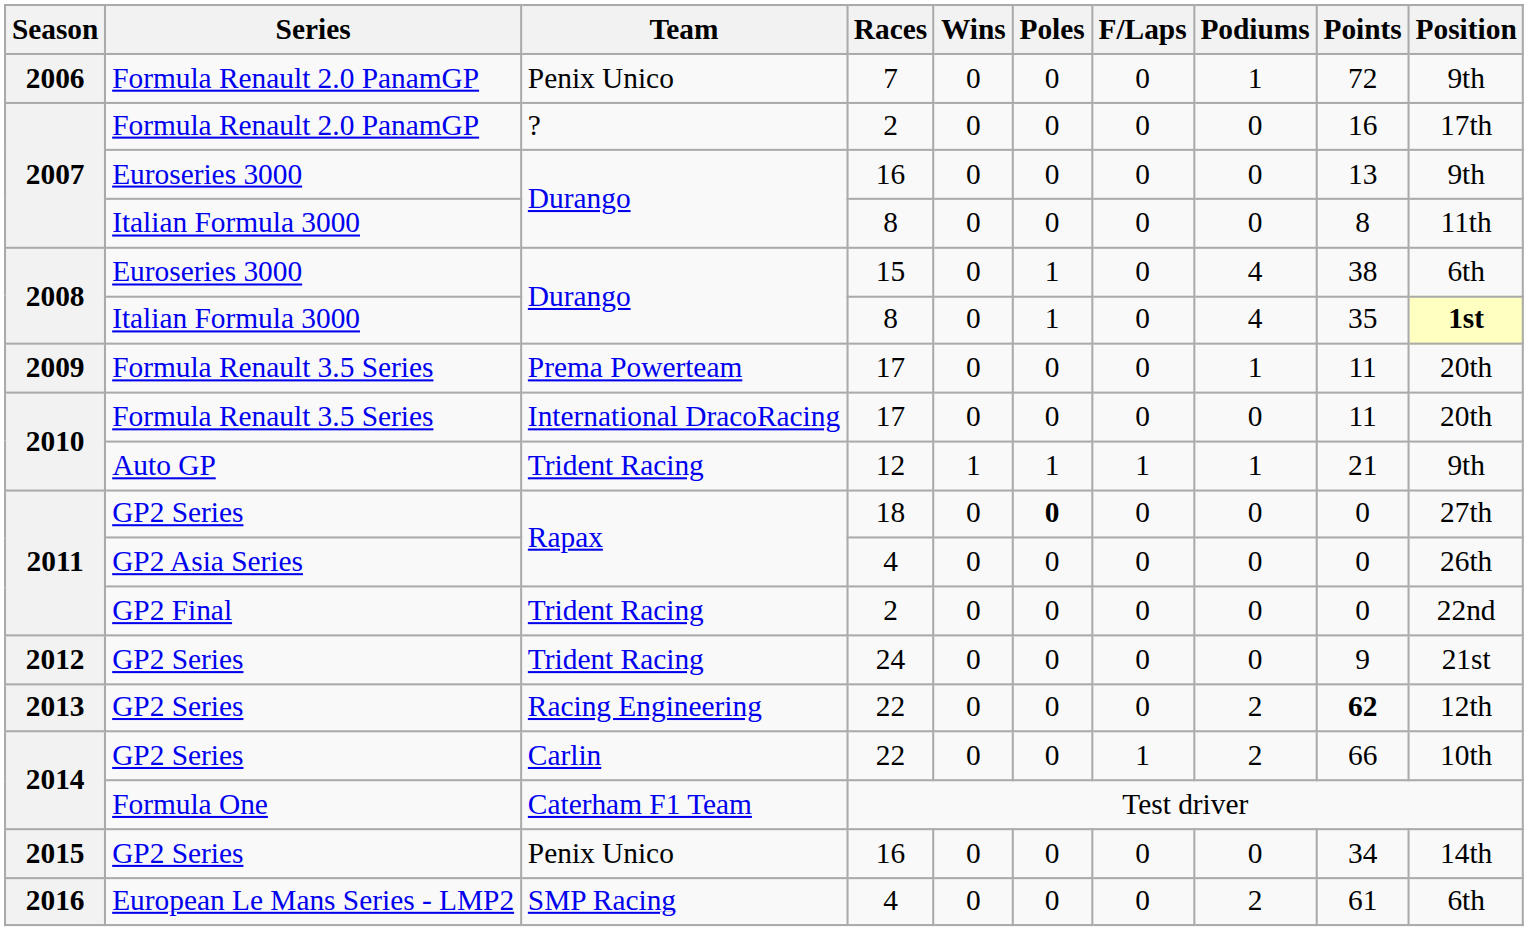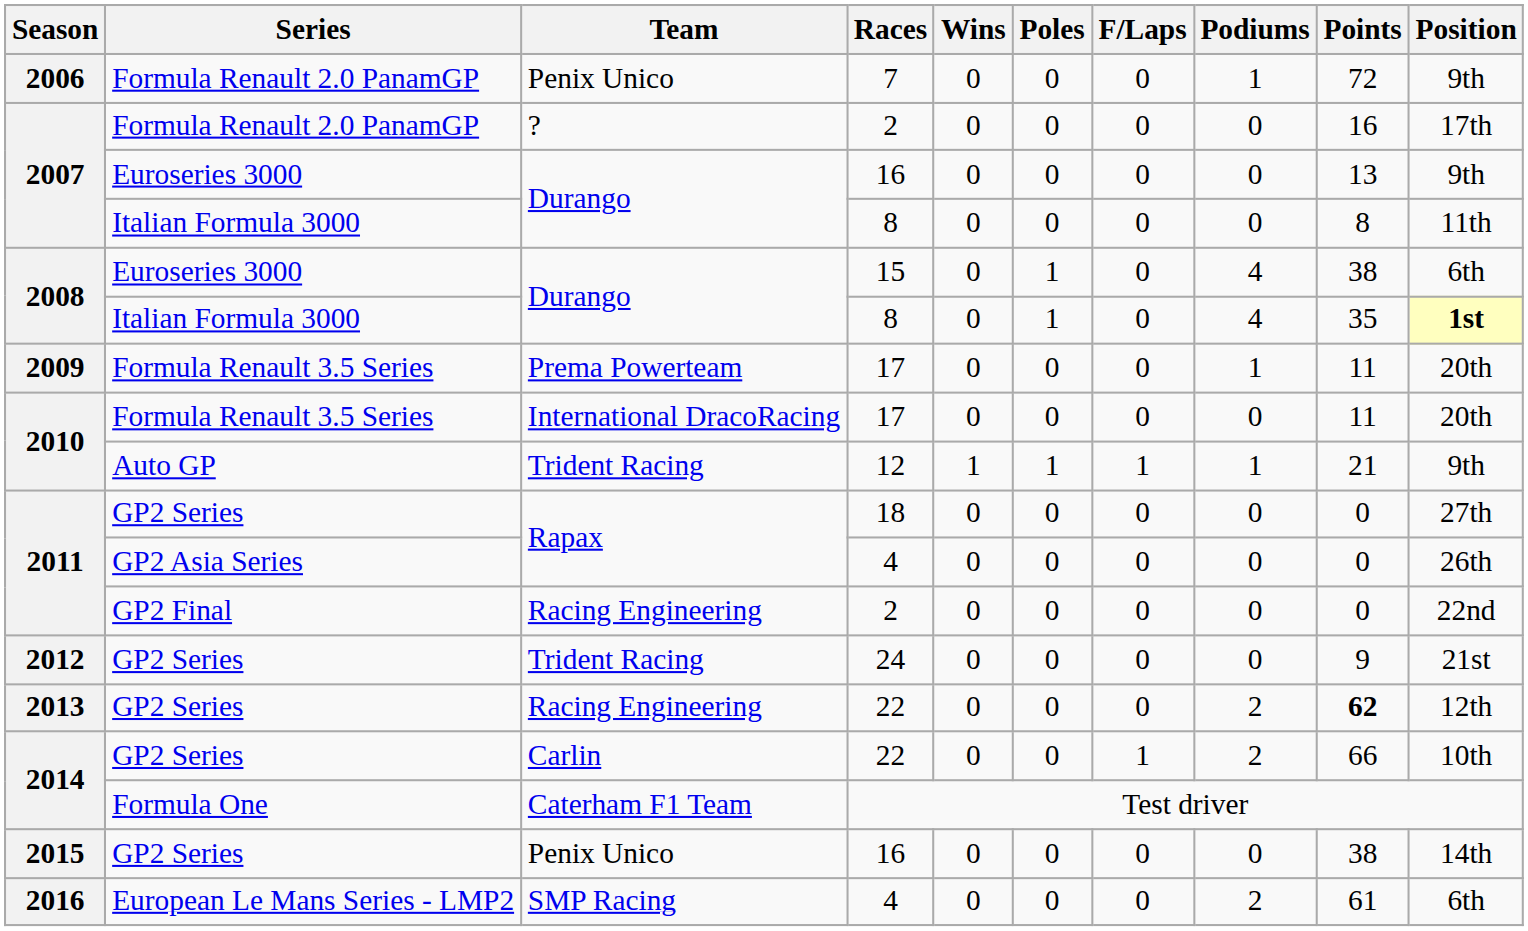(1052, 513) bold -> (1052, 513) normal
(616, 610) Trident Racing -> (645, 610) Racing Engineering
(1363, 852) 34 -> (1363, 852) 38
